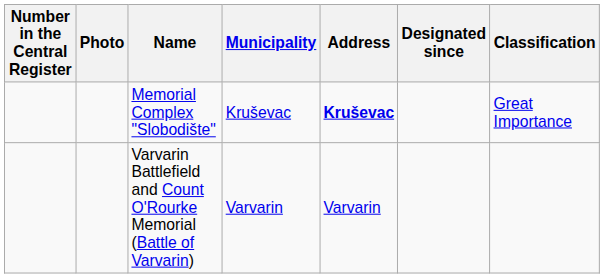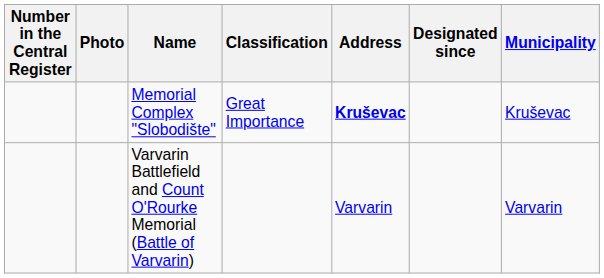columns swapped: (271, 43) <-> (545, 43)
